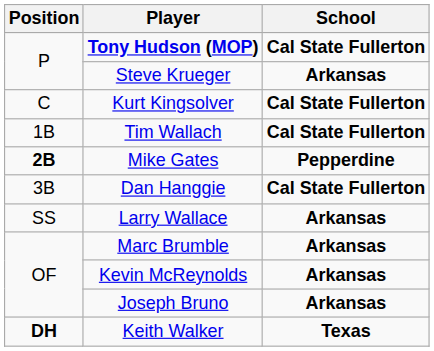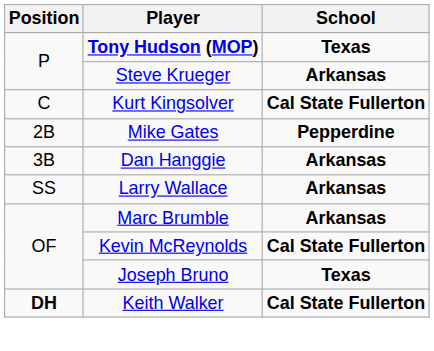(346, 47) Cal State Fullerton -> (346, 47) Texas
- row: (173, 132)
(44, 160) bold -> (44, 132) normal
(346, 189) Cal State Fullerton -> (346, 160) Arkansas
(346, 274) Arkansas -> (346, 246) Cal State Fullerton
(346, 302) Arkansas -> (346, 274) Texas
(346, 331) Texas -> (346, 302) Cal State Fullerton
